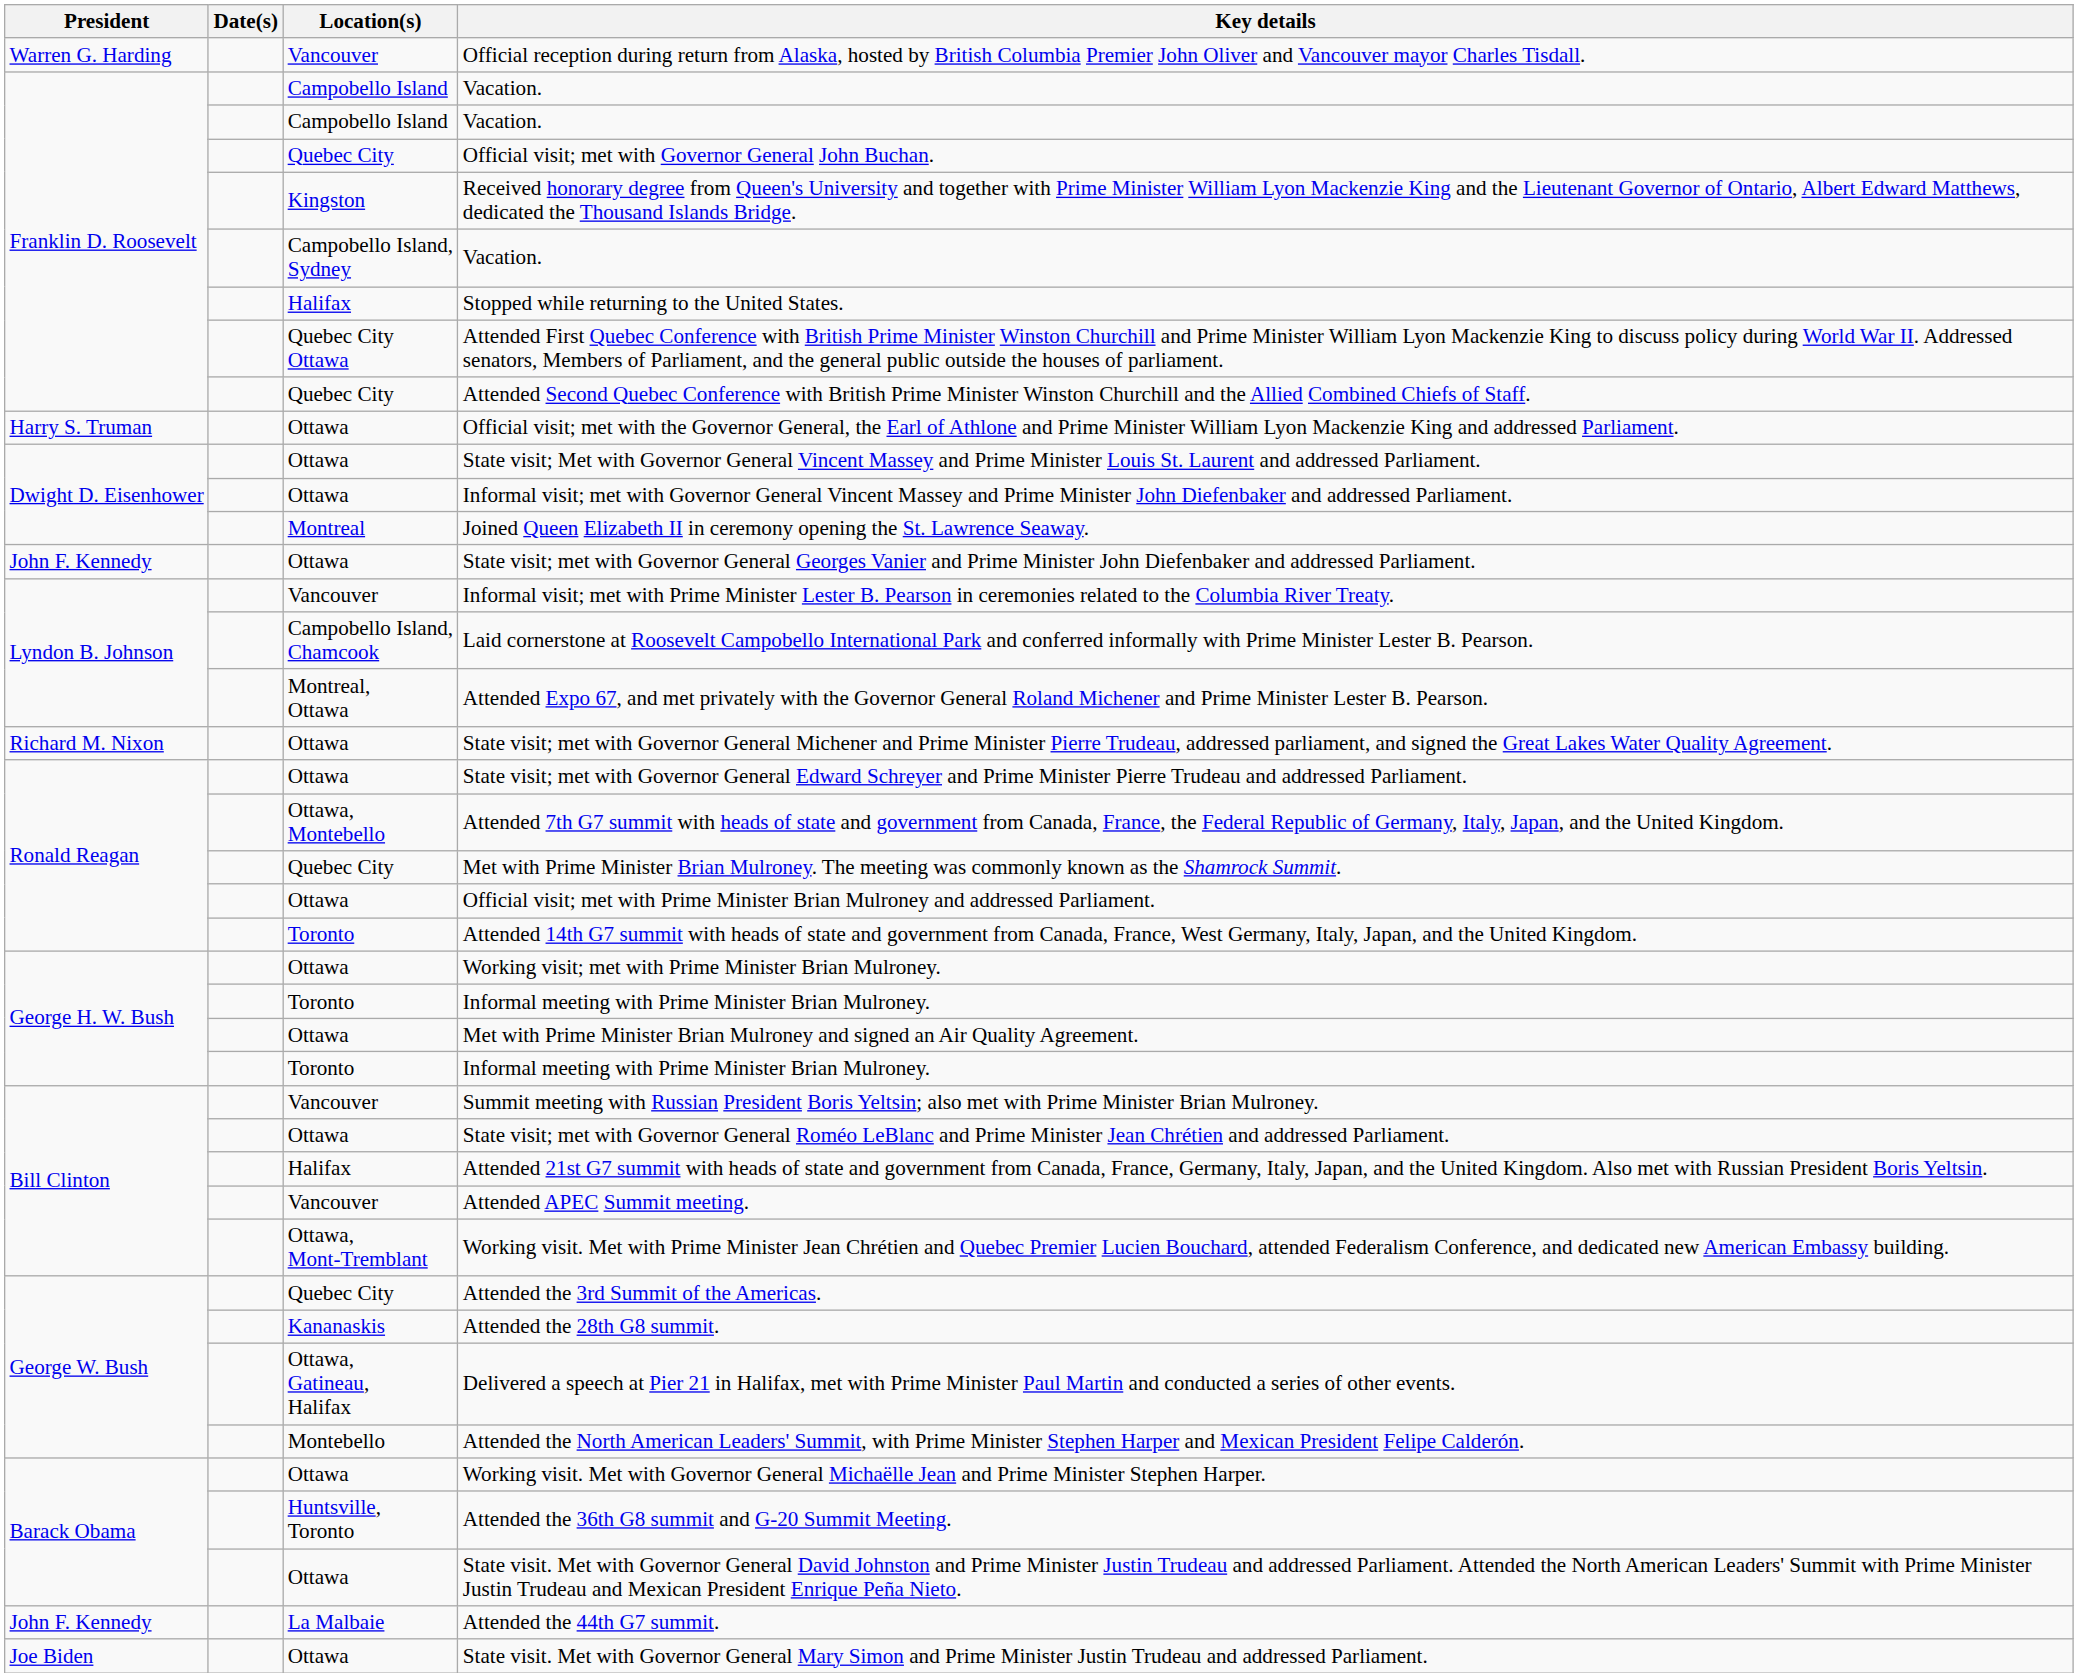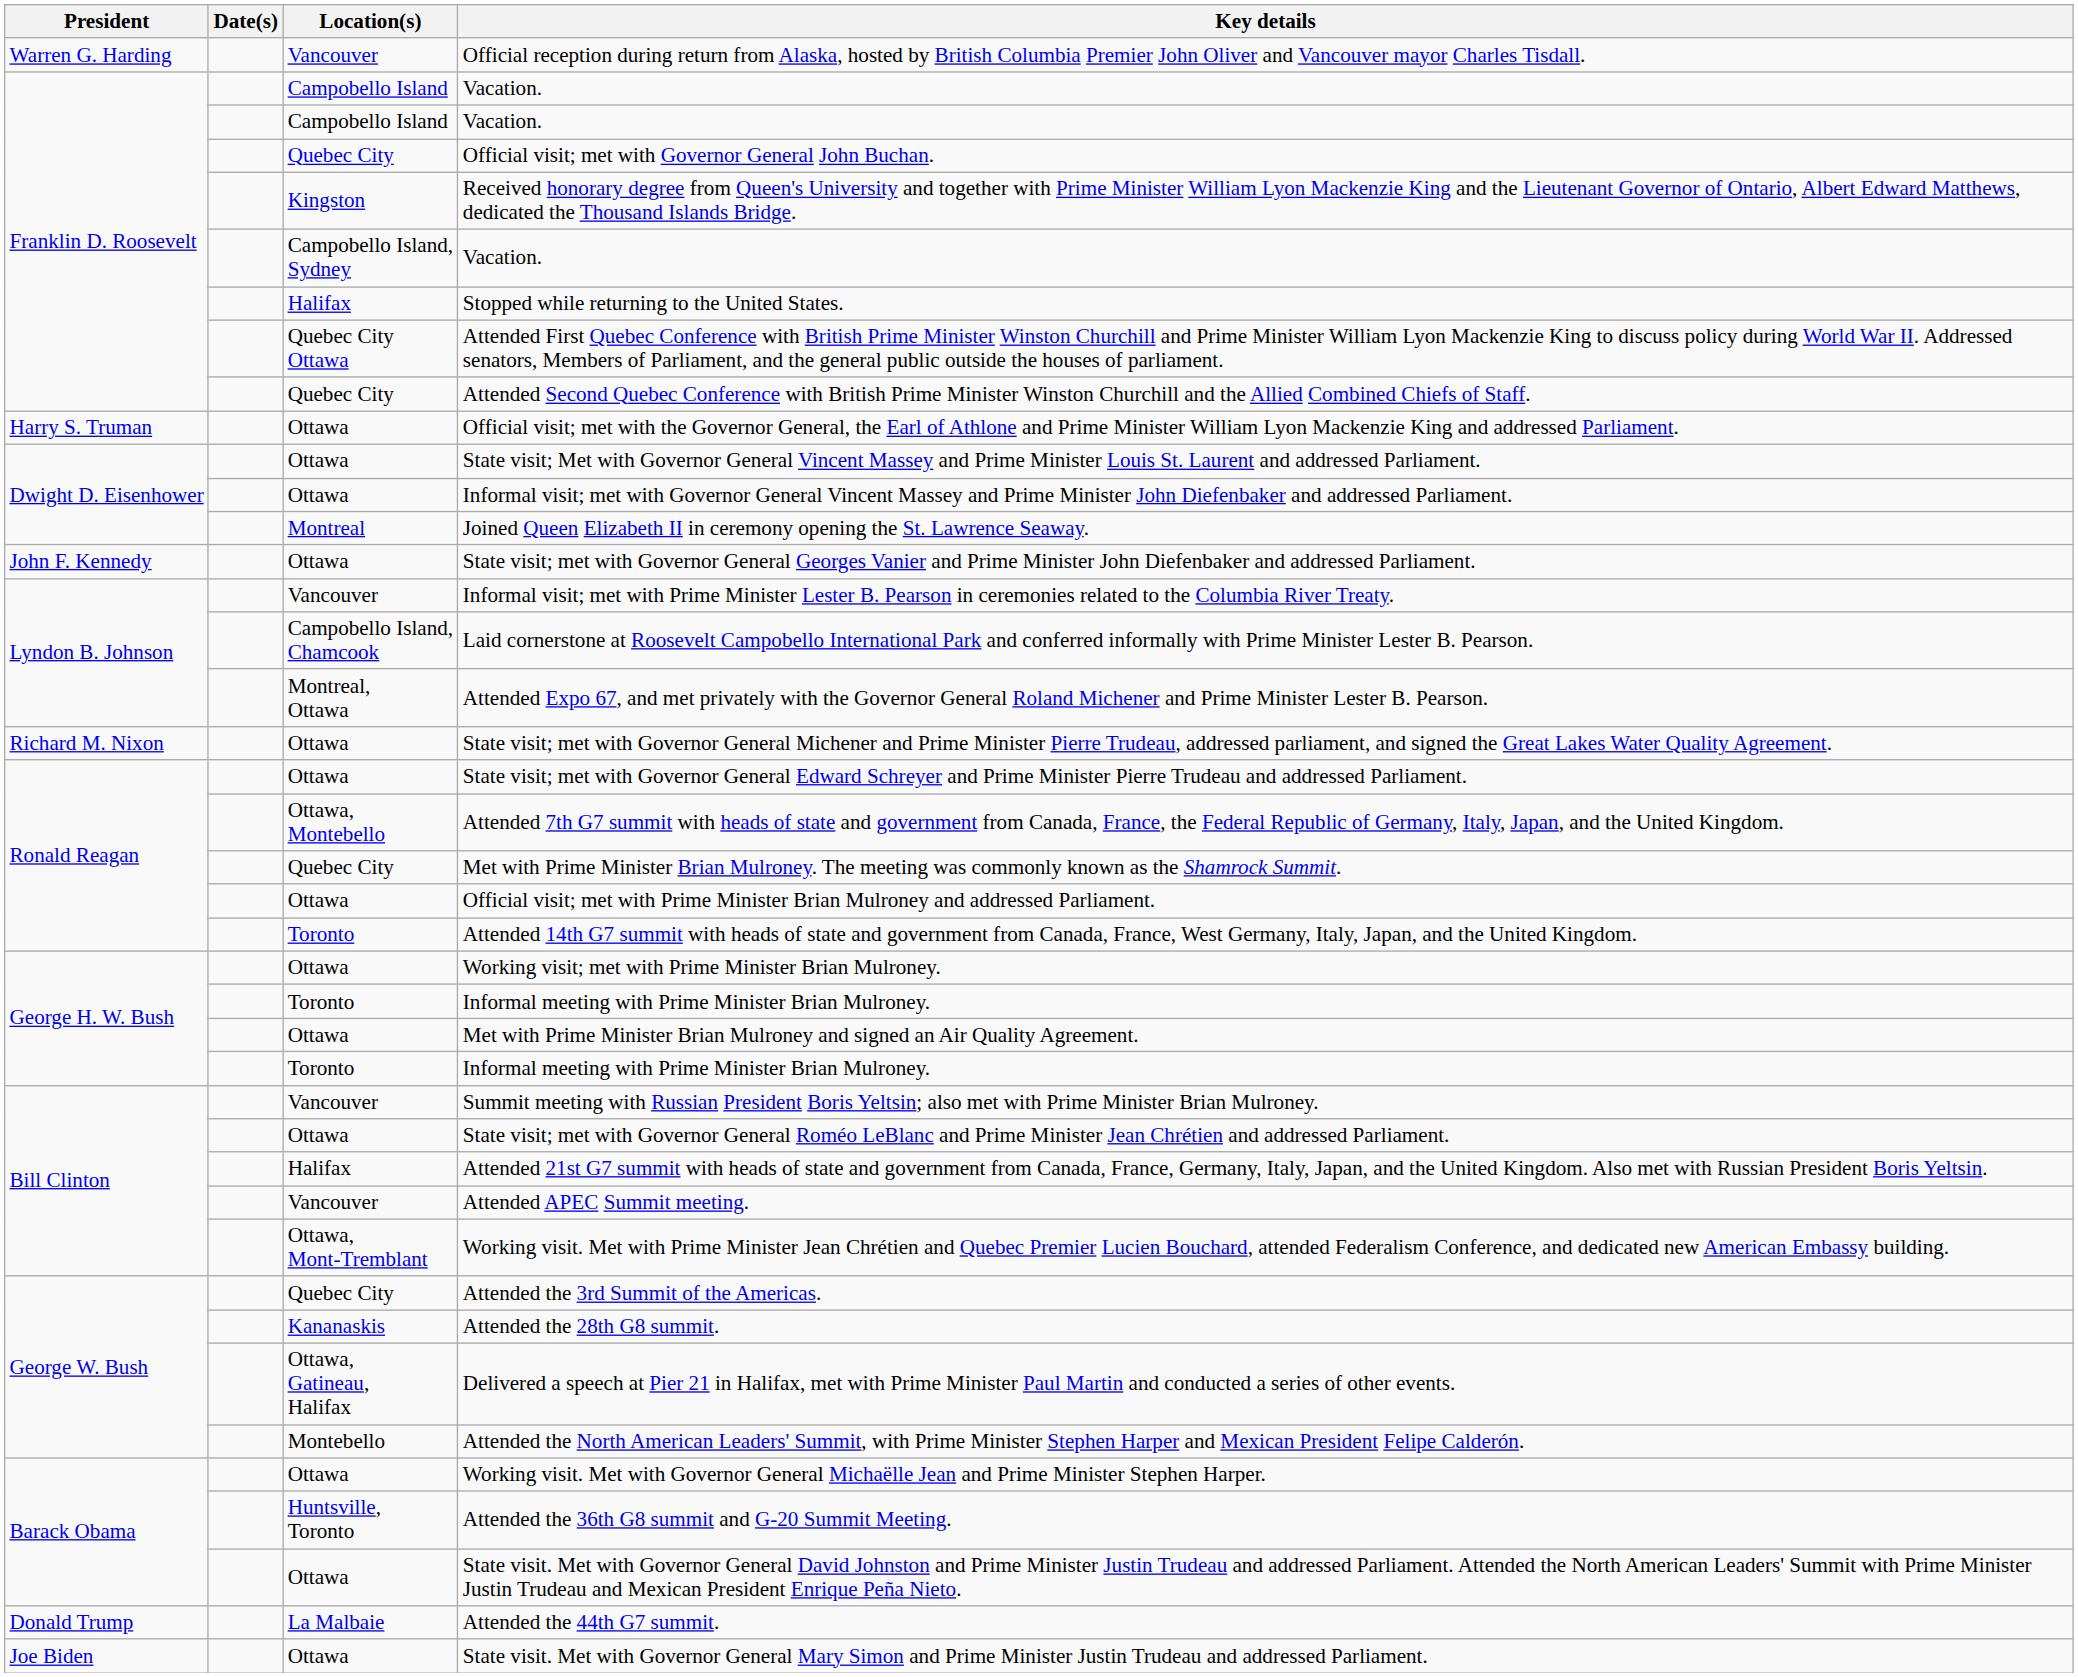(81, 1622) John F. Kennedy -> (71, 1622) Donald Trump
